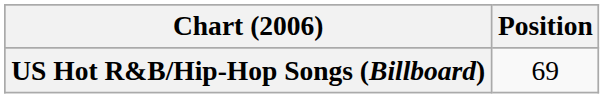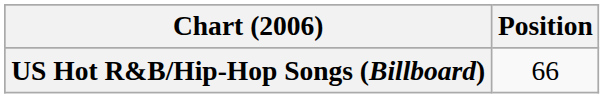(545, 69) 69 -> (545, 69) 66
